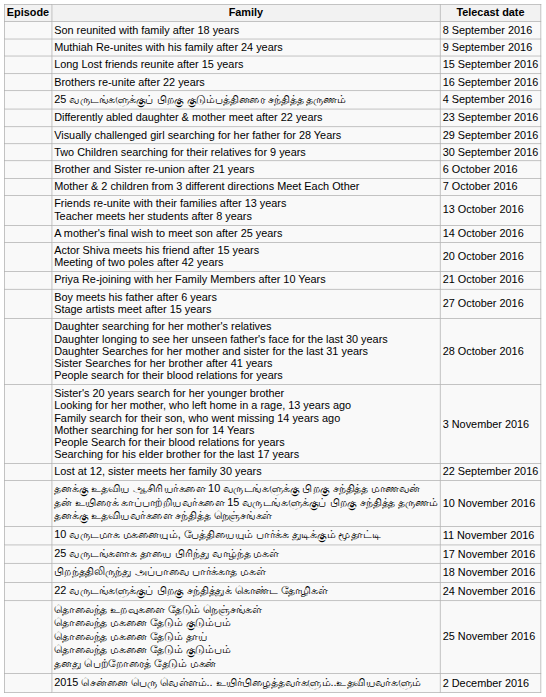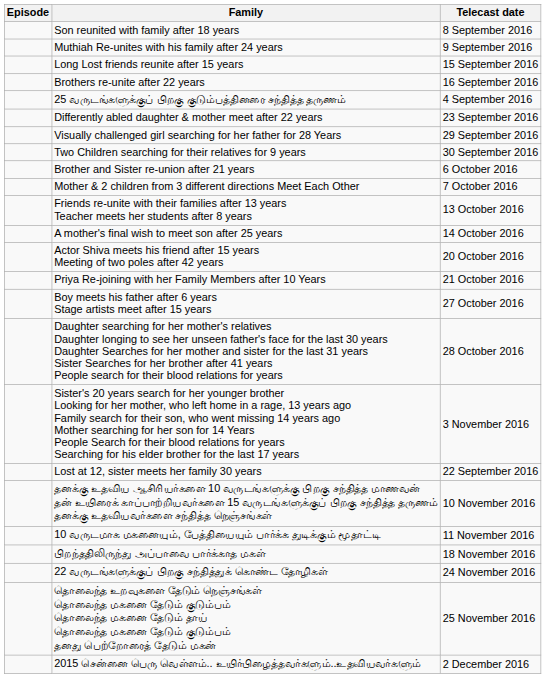- row: (166, 553)
